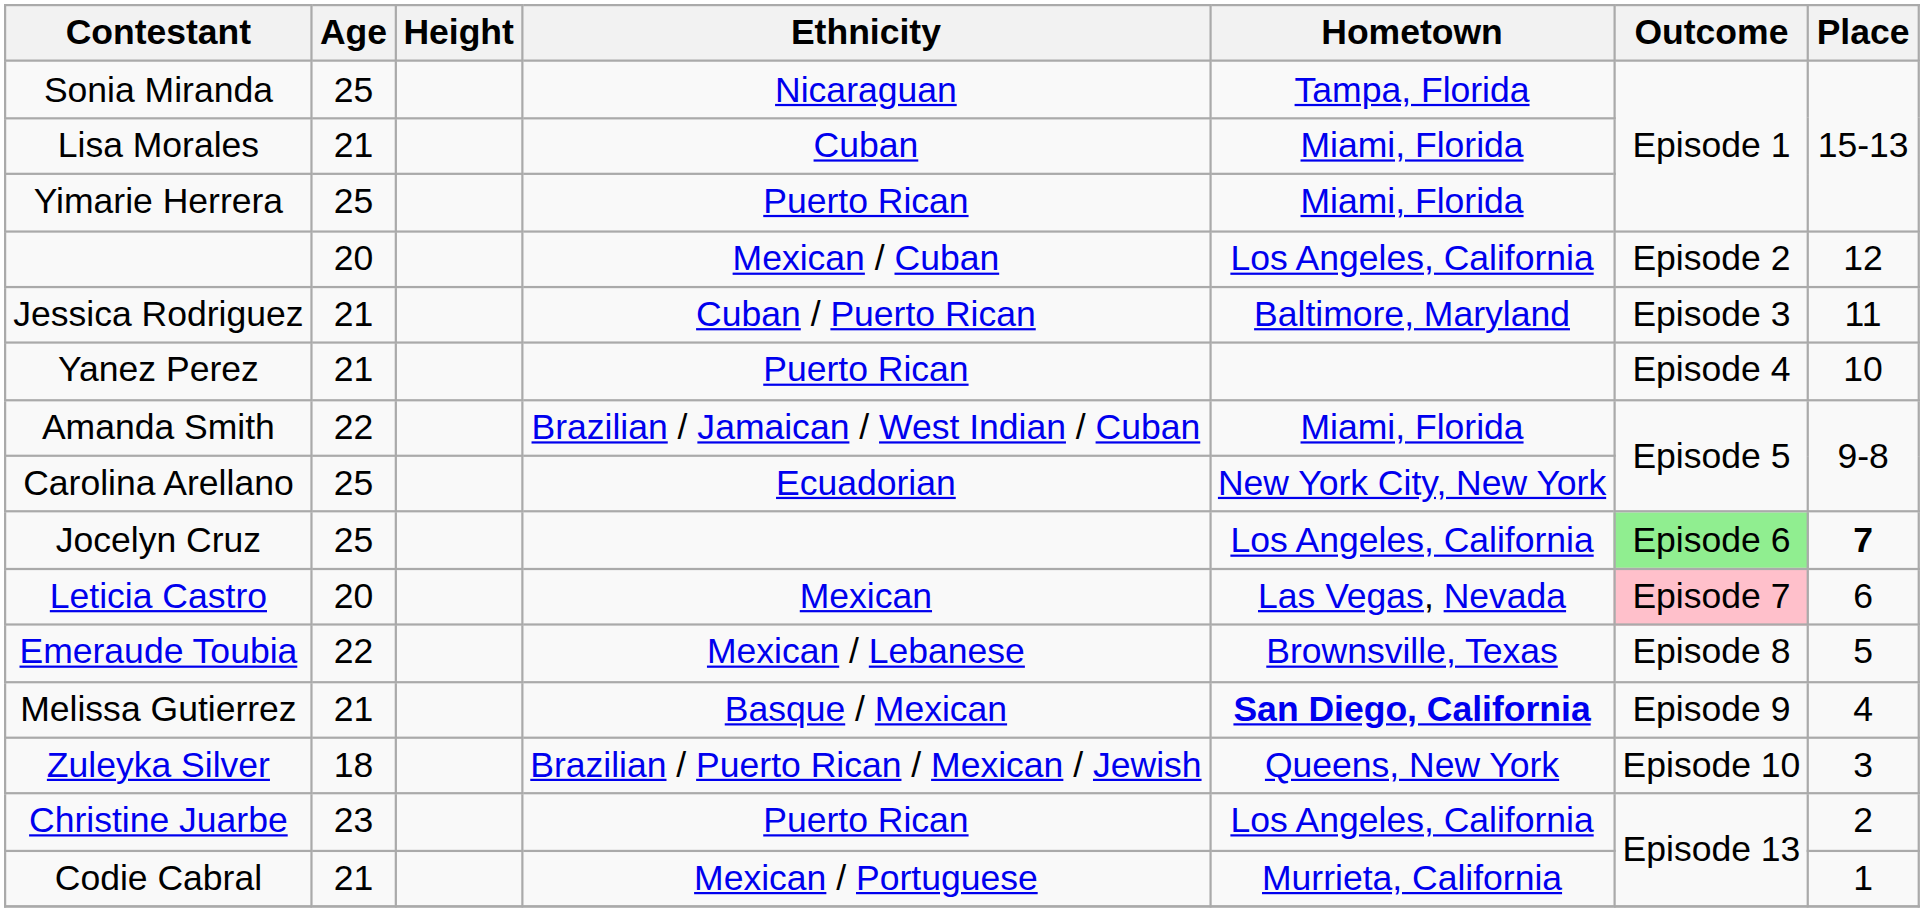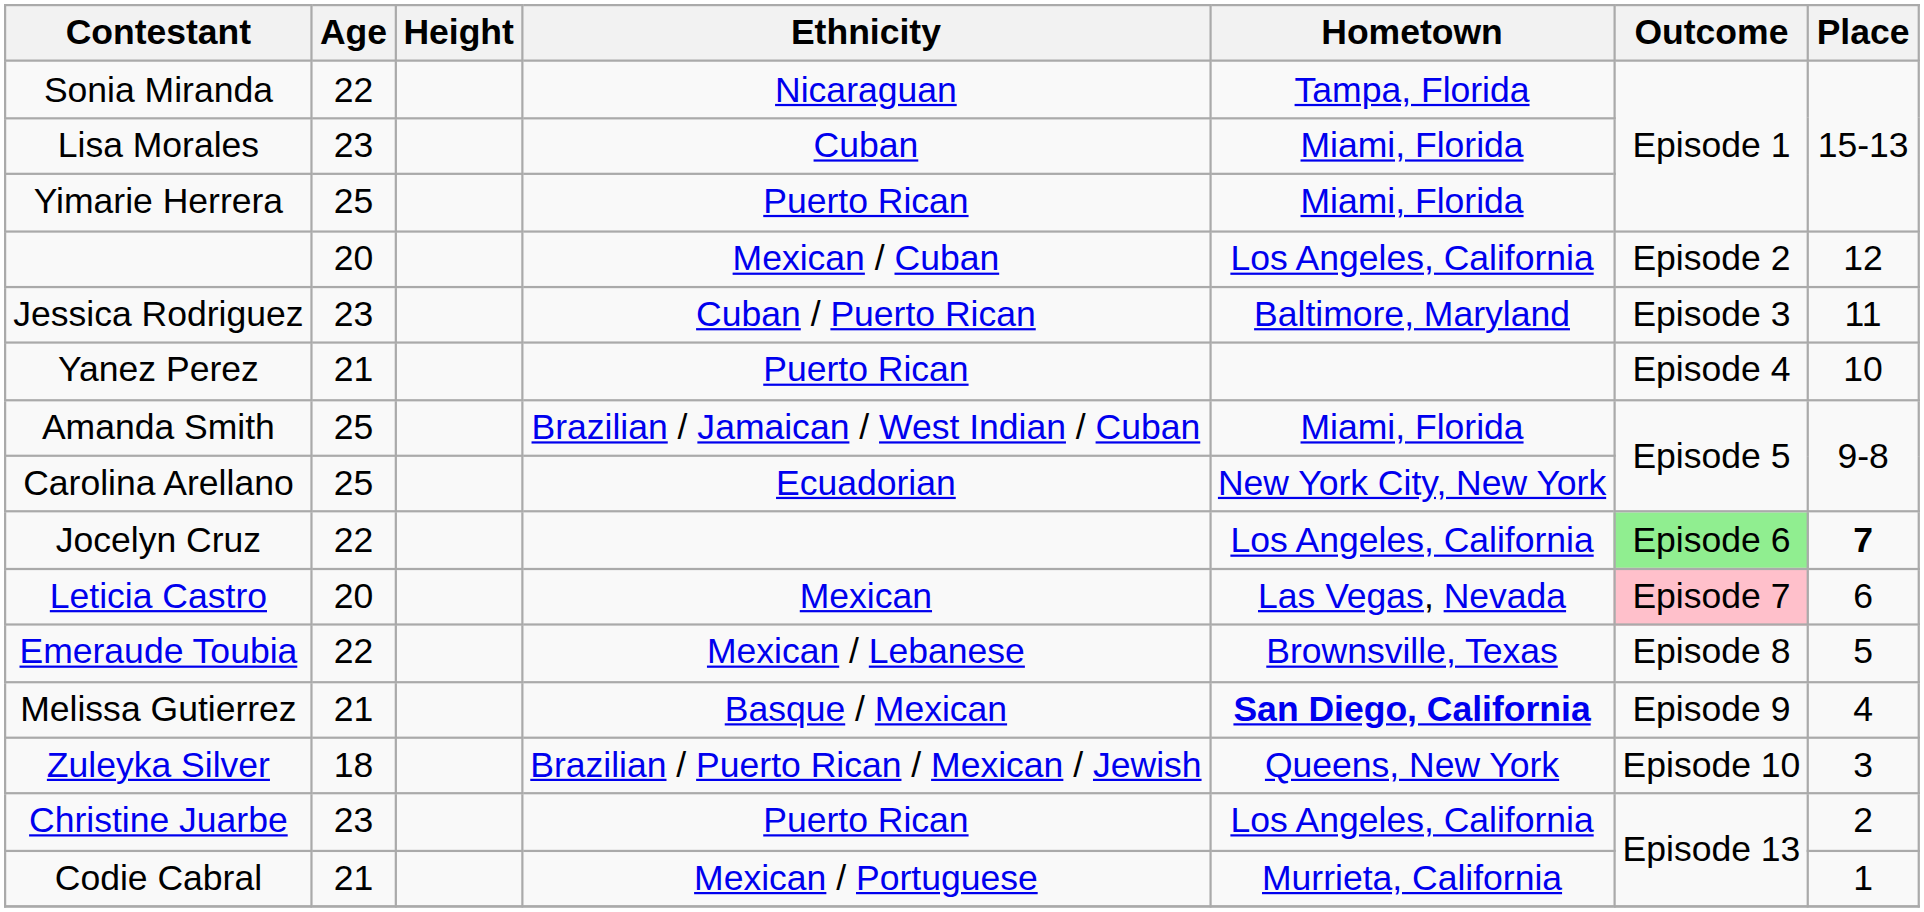(353, 88) 25 -> (353, 88) 22
(353, 145) 21 -> (353, 145) 23
(353, 314) 21 -> (353, 314) 23
(353, 426) 22 -> (353, 426) 25
(353, 539) 25 -> (353, 539) 22
